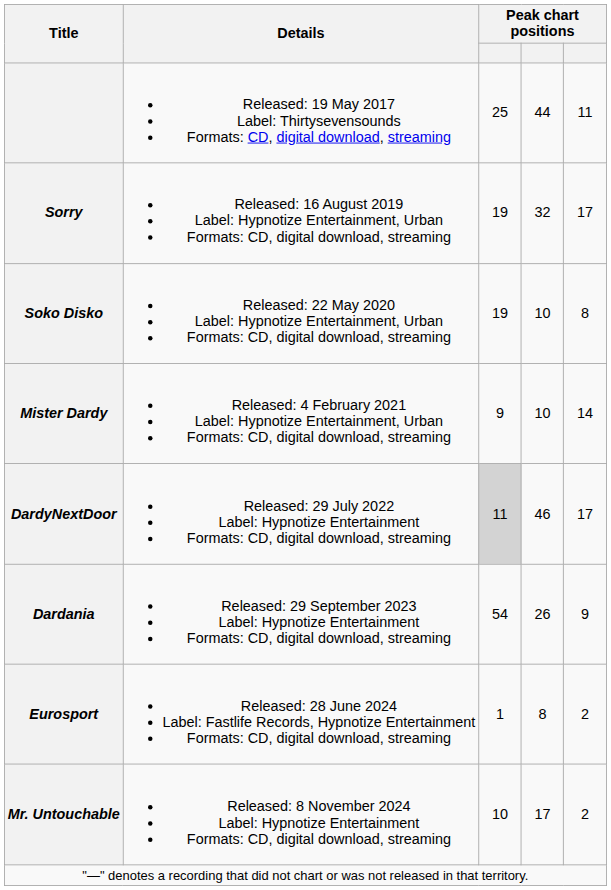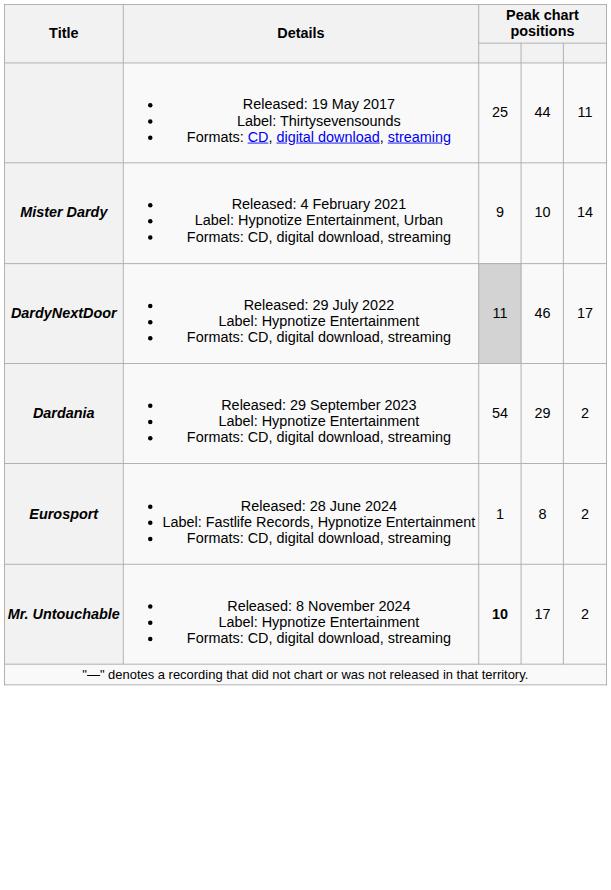- row: (64, 213)
- row: (64, 313)
(542, 614) 26 -> (542, 413) 29
(585, 614) 9 -> (585, 413) 2
(500, 814) normal -> (500, 614) bold
